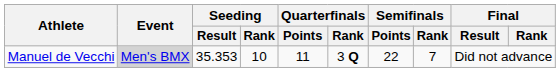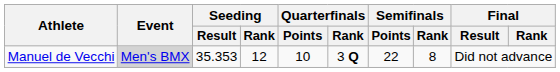(259, 57) 10 -> (259, 57) 12
(303, 57) 11 -> (303, 57) 10
(432, 57) 7 -> (432, 57) 8
